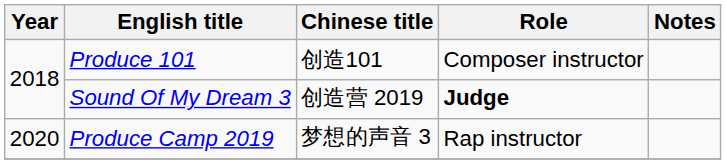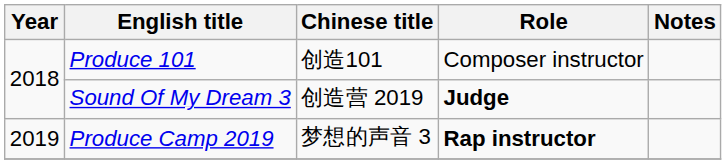(35, 138) 2020 -> (35, 138) 2019
(513, 138) normal -> (520, 138) bold
